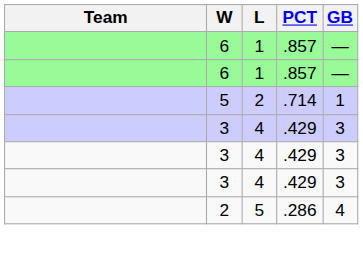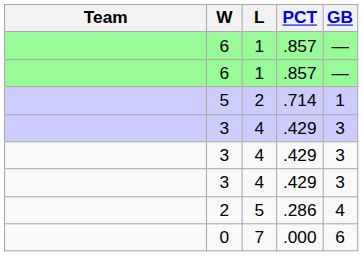+ row: (224, 237)
